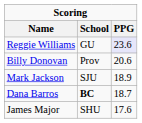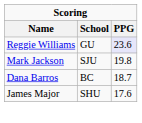- row: (37, 61)
(123, 77) 18.9 -> (123, 61) 19.8
(87, 93) bold -> (87, 77) normal
